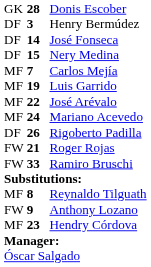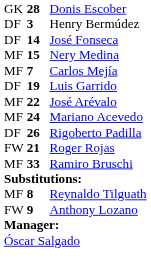(12, 55) DF -> (13, 55) MF
(13, 86) MF -> (12, 86) DF
(14, 163) FW -> (13, 163) MF
- row: (93, 225)
